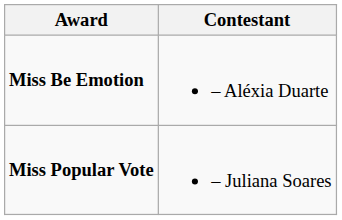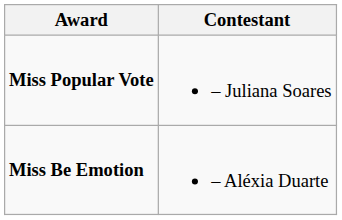rows swapped: (76, 80) <-> (81, 169)
